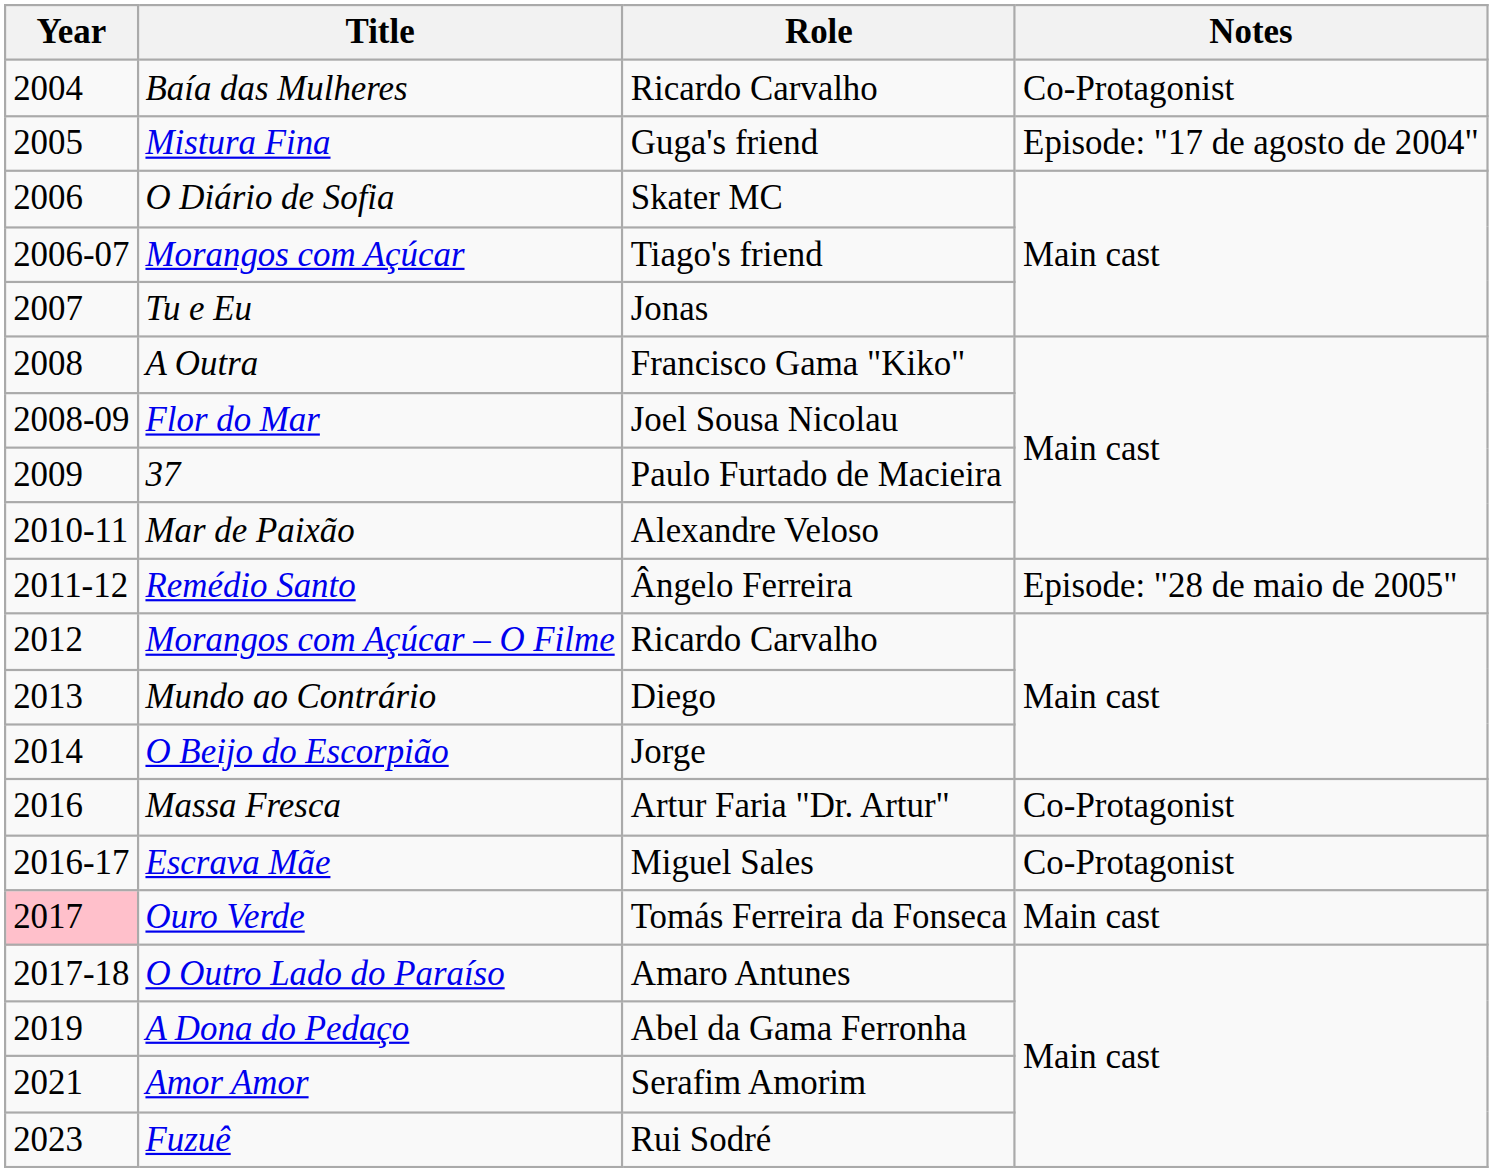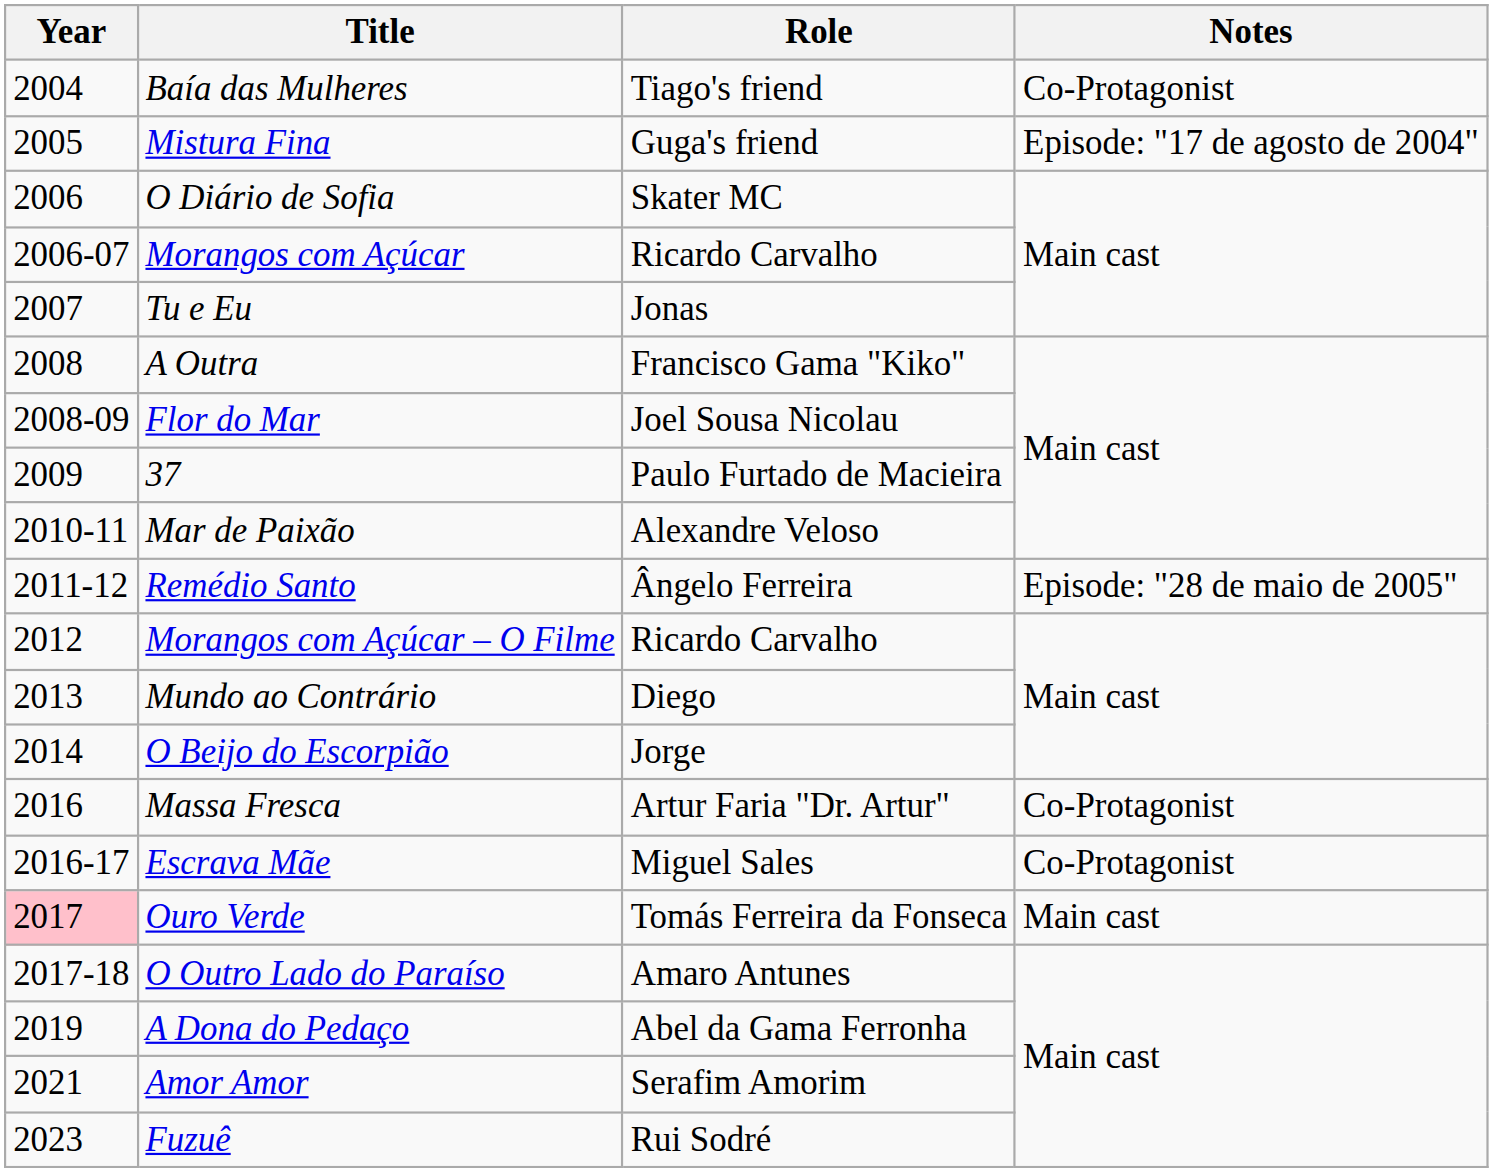(754, 87) Ricardo Carvalho -> (727, 87) Tiago's friend
(727, 253) Tiago's friend -> (754, 253) Ricardo Carvalho
